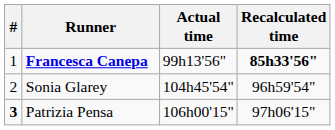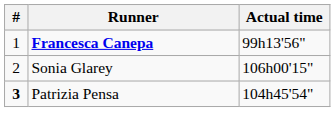- column: (284, 26)
(198, 86) 104h45'54" -> (278, 68) 106h00'15"
(198, 112) 106h00'15" -> (278, 94) 104h45'54"
